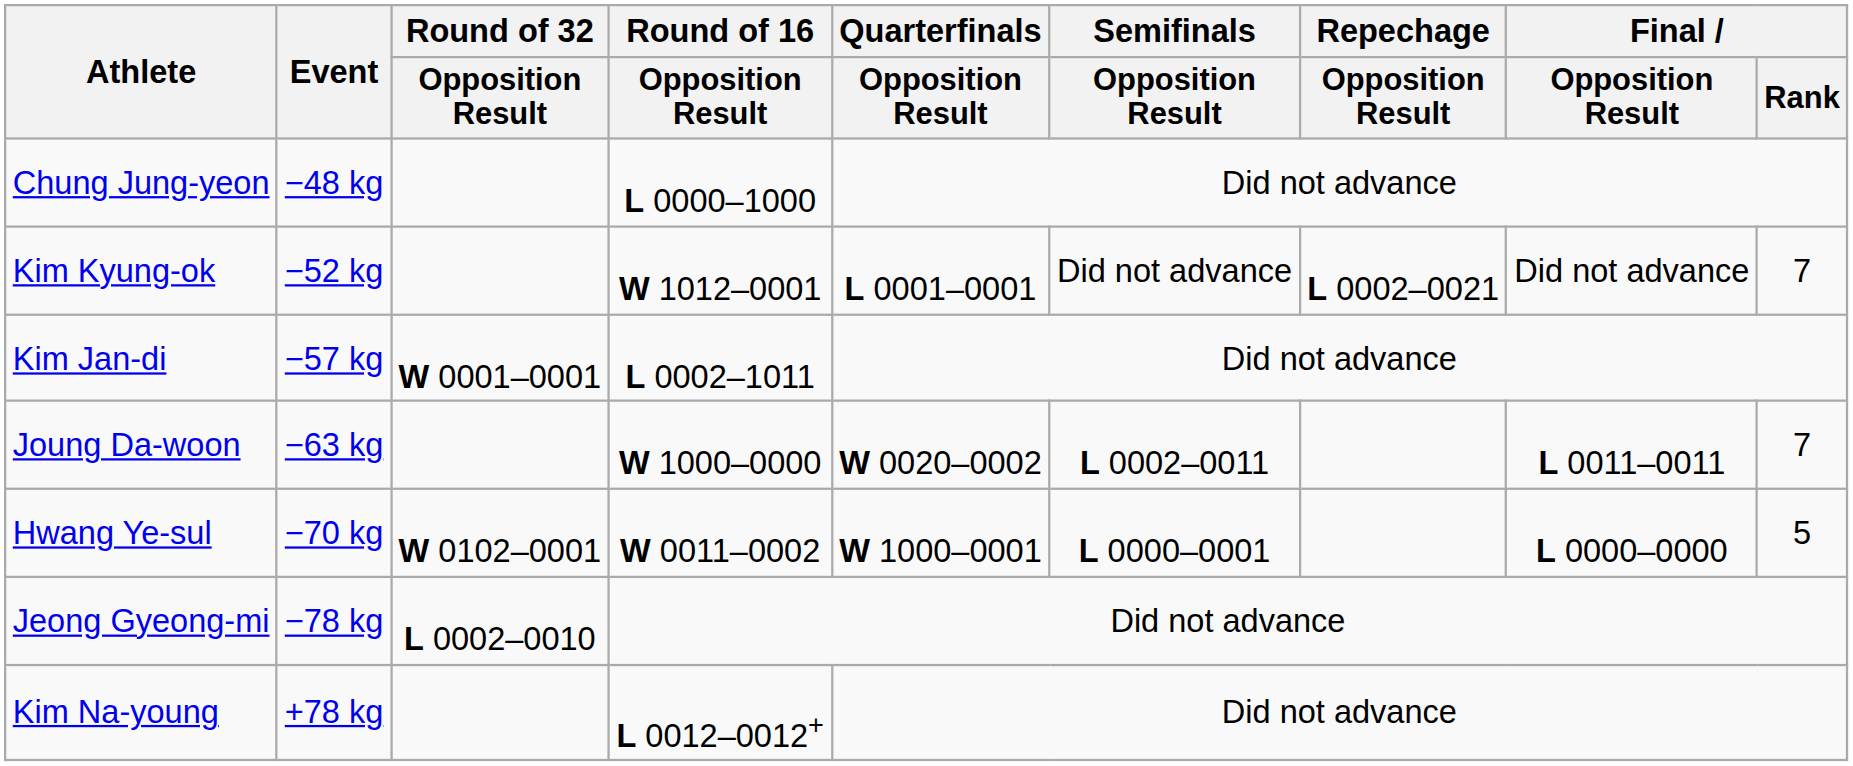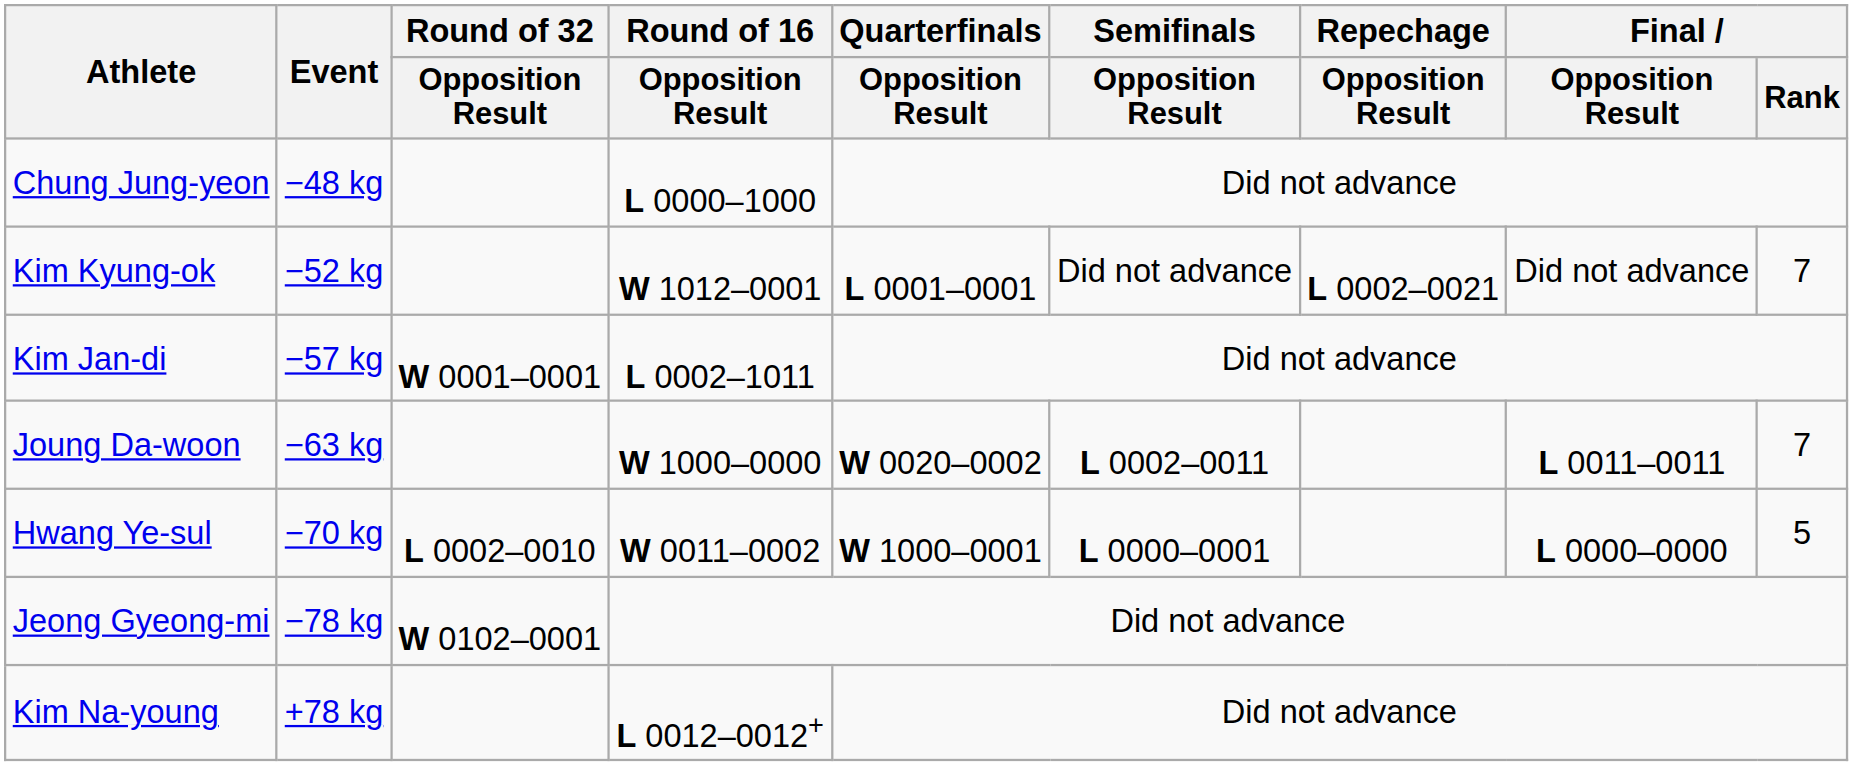(500, 552) W 0102–0001 -> (500, 552) L 0002–0010
(500, 639) L 0002–0010 -> (500, 639) W 0102–0001
